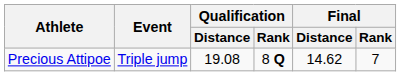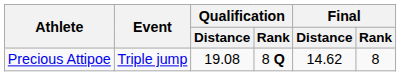(376, 60) 7 -> (376, 60) 8
